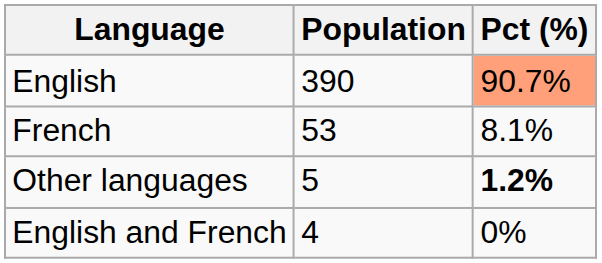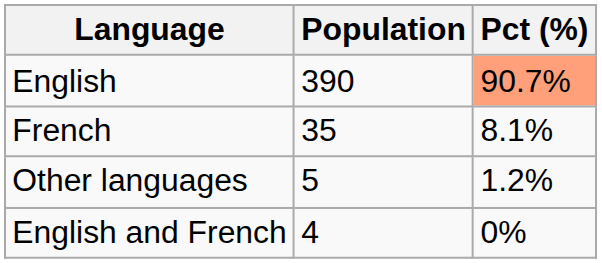(319, 130) 53 -> (319, 130) 35
(517, 181) bold -> (517, 181) normal
